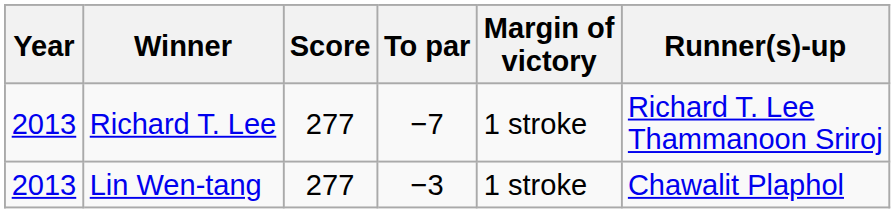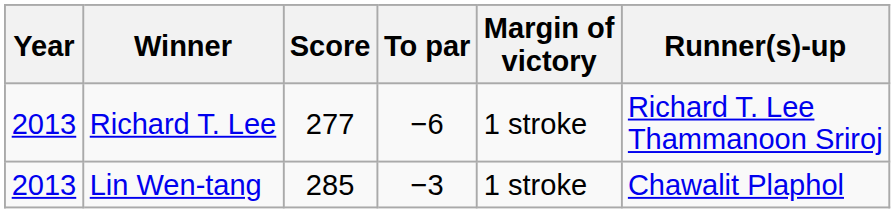(427, 123) −7 -> (427, 123) −6
(330, 185) 277 -> (330, 185) 285
